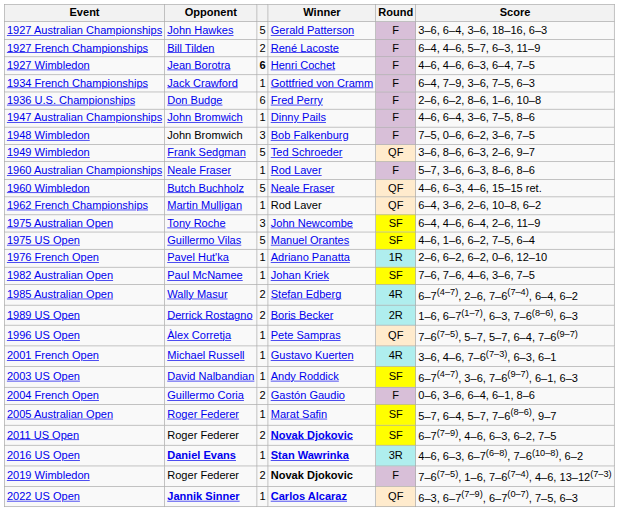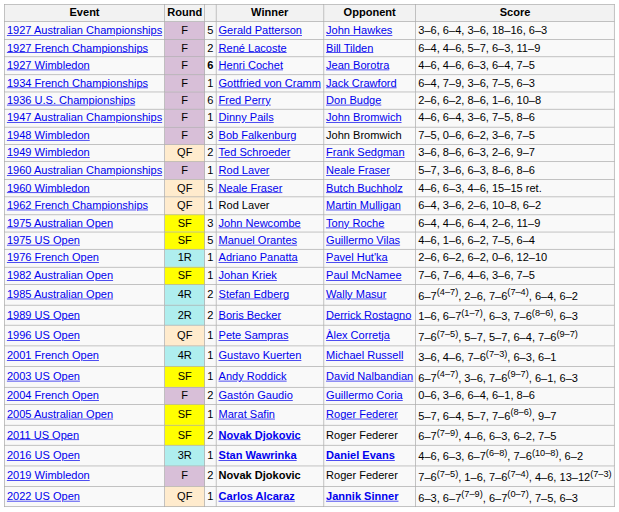columns swapped: (396, 13) <-> (211, 13)
(263, 153) 5 -> (210, 153) 2
